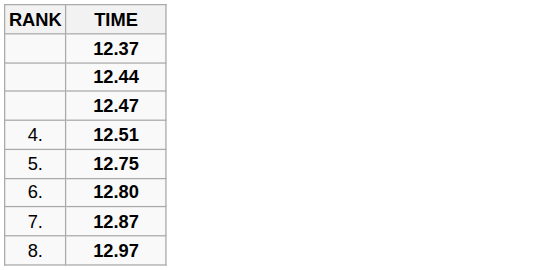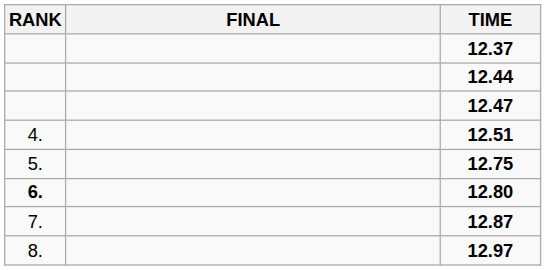+ column: (253, 19)
(35, 193) normal -> (35, 193) bold
